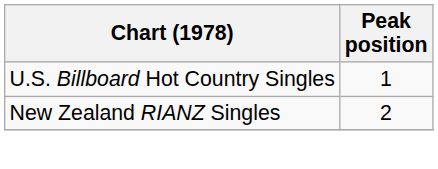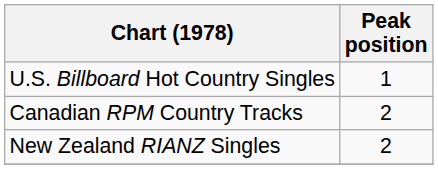+ row: (156, 112)
